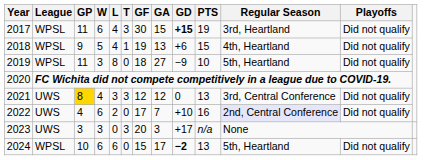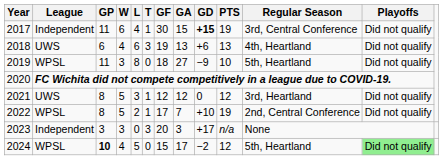(50, 29) WPSL -> (64, 29) Independent
(126, 29) 3 -> (148, 29) 1
(256, 29) 3rd, Heartland -> (301, 29) 3rd, Central Conference
(50, 46) WPSL -> (47, 46) UWS
(80, 46) 9 -> (102, 46) 6
(100, 46) 5 -> (122, 46) 4
(115, 46) 4 -> (137, 46) 6
(126, 46) 1 -> (148, 46) 3
(203, 46) 15 -> (225, 46) 13
(80, 96) gold background -> (102, 96) no background
(100, 96) 4 -> (122, 96) 5
(126, 96) 3 -> (148, 96) 1
(203, 96) 13 -> (225, 96) 12
(279, 96) 3rd, Central Conference -> (278, 96) 3rd, Heartland
(47, 113) UWS -> (50, 113) WPSL
(80, 113) 4 -> (102, 113) 8
(100, 113) 6 -> (122, 113) 5
(126, 113) 0 -> (148, 113) 1
(203, 113) 16 -> (225, 113) 19
(281, 113) lavender background -> (302, 113) no background
(47, 130) UWS -> (64, 130) Independent
(83, 146) normal -> (105, 146) bold
(100, 146) 6 -> (122, 146) 4
(115, 146) 6 -> (137, 146) 5
(181, 146) bold -> (203, 146) normal
(203, 146) 13 -> (225, 146) 12
(376, 146) no background -> (398, 146) lightgreen background
